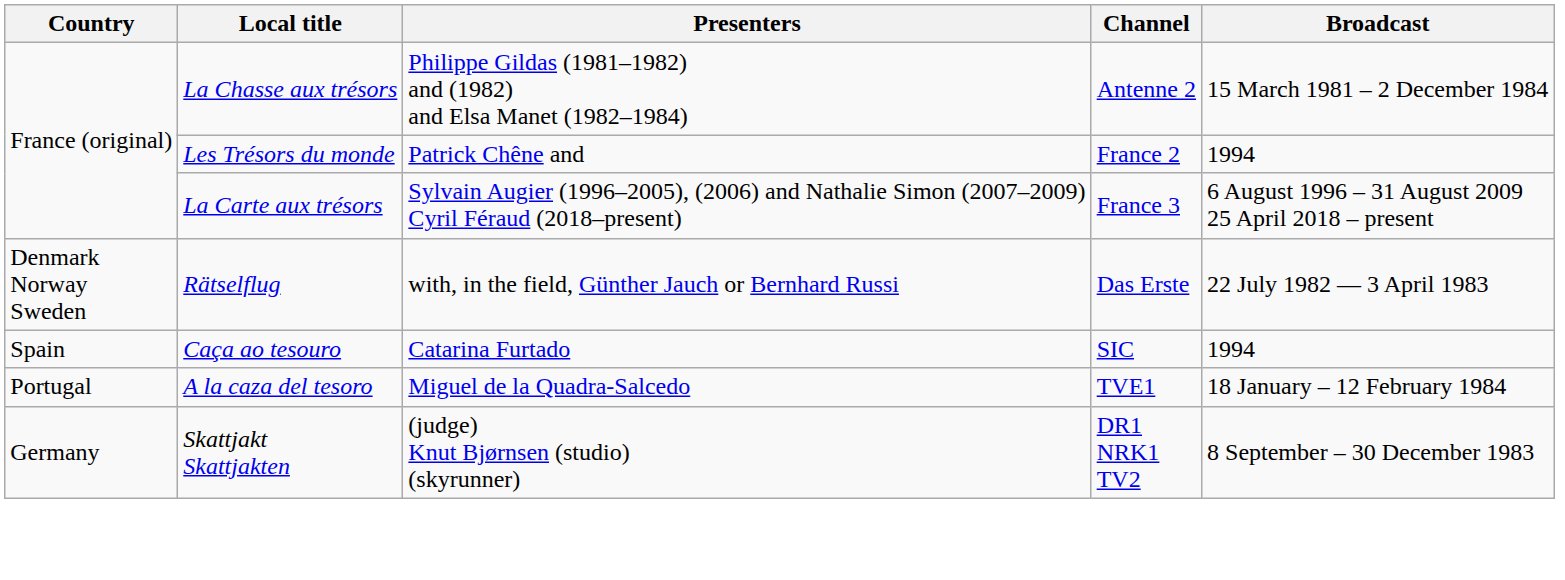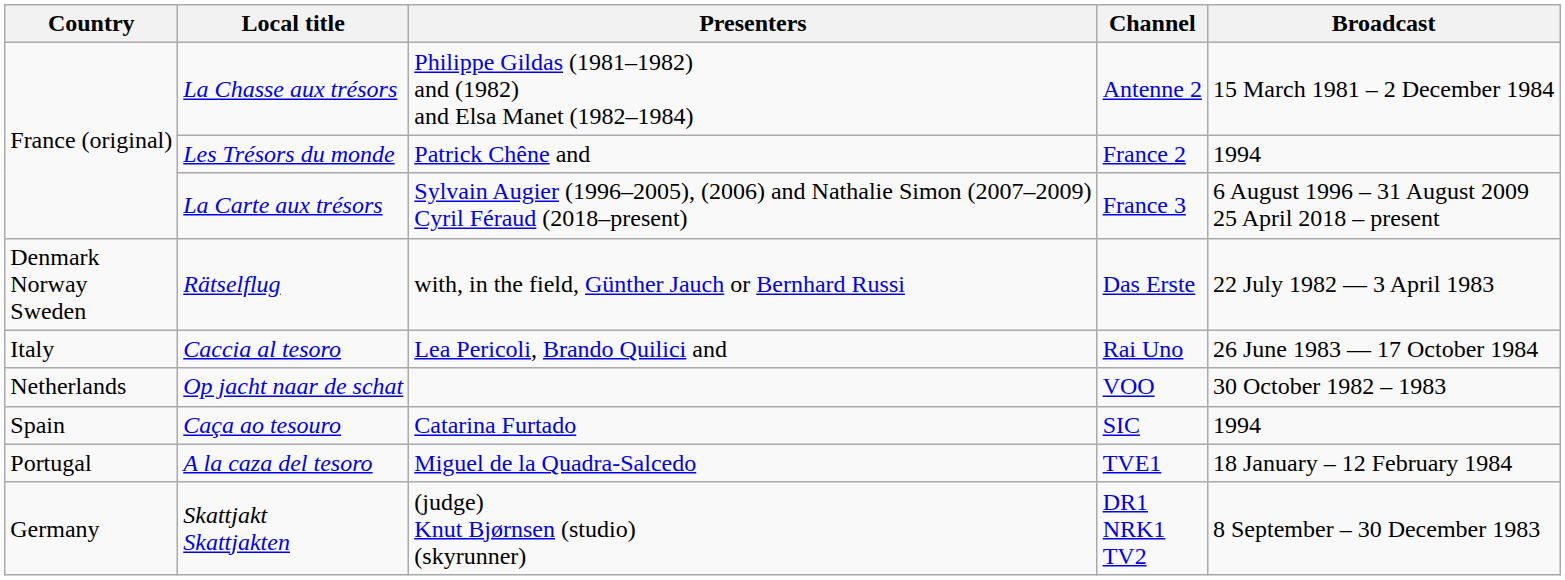+ row: (262, 348)
+ row: (293, 386)
